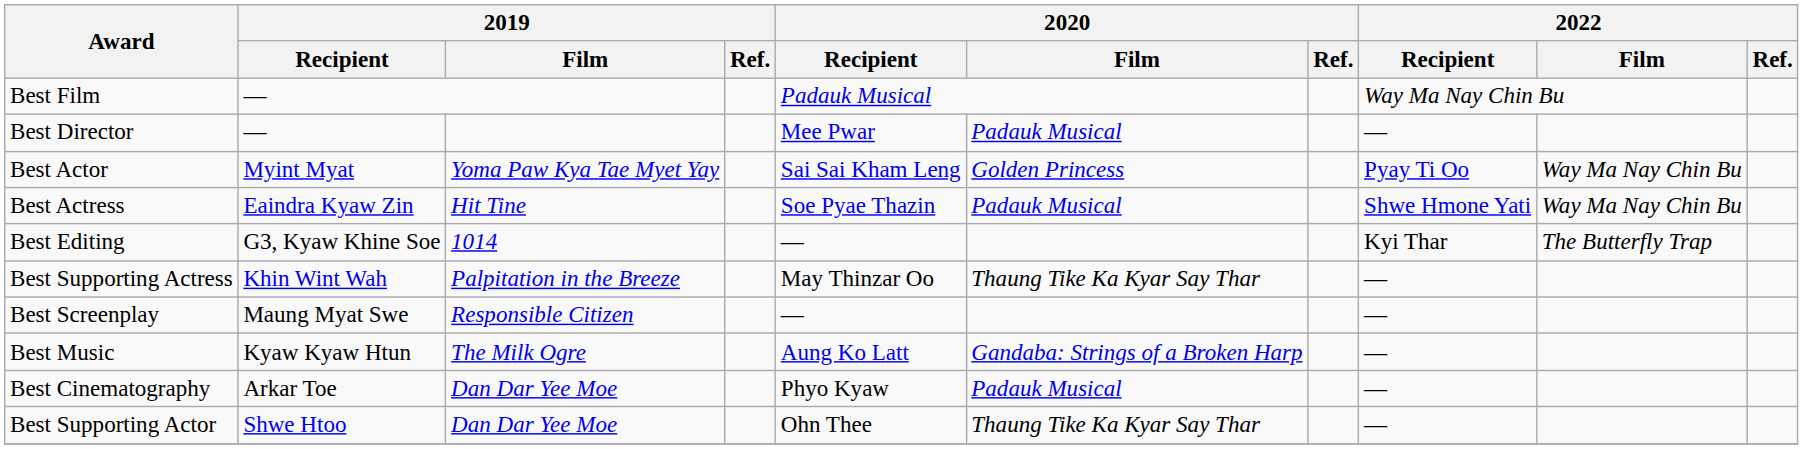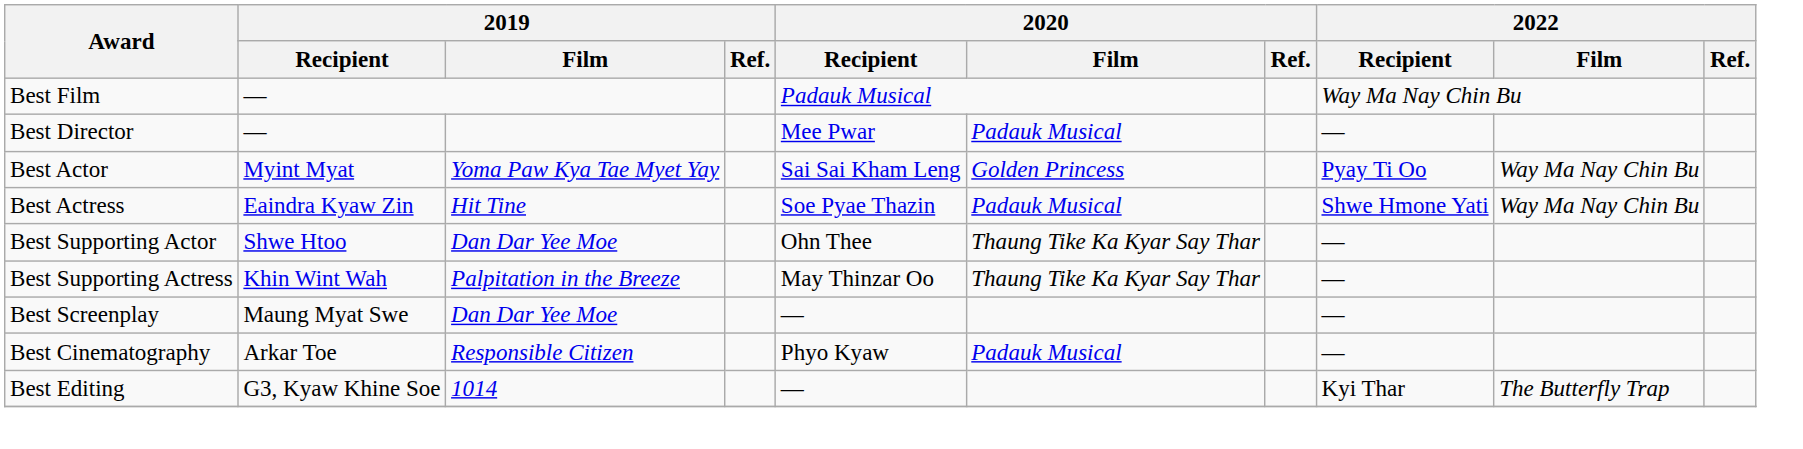rows swapped: (113, 424) <-> (67, 242)
(542, 315) Responsible Citizen -> (534, 315) Dan Dar Yee Moe
- row: (62, 351)
(534, 388) Dan Dar Yee Moe -> (542, 351) Responsible Citizen
